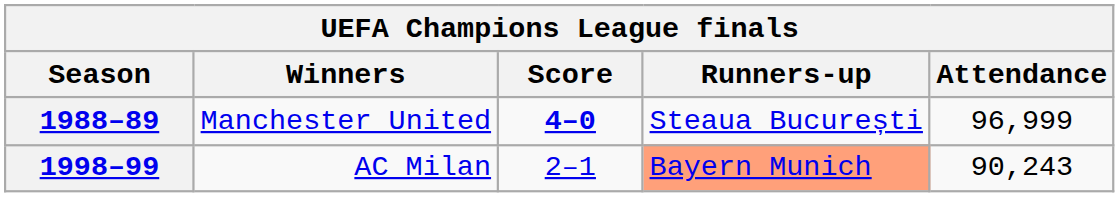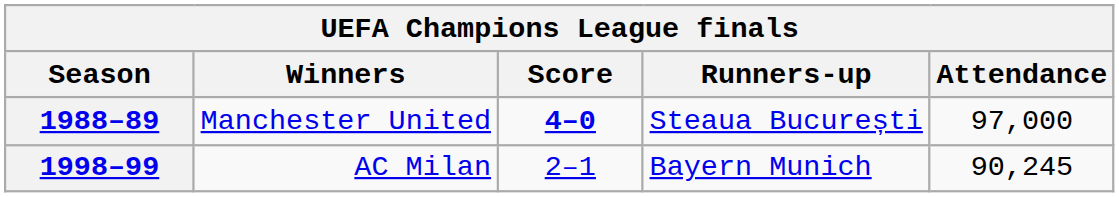(1022, 121) 96,999 -> (1022, 121) 97,000
(761, 167) lightsalmon background -> (761, 167) no background
(1022, 167) 90,243 -> (1022, 167) 90,245
